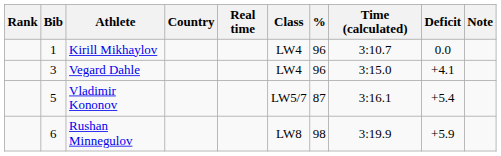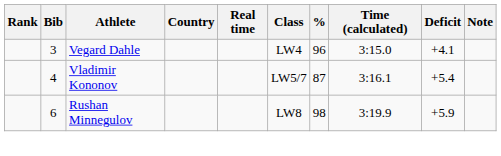- row: (113, 49)
(53, 98) 5 -> (53, 77) 4
